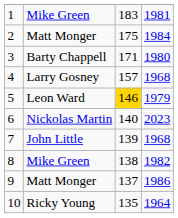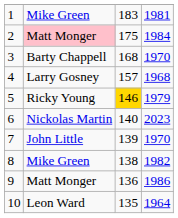(61, 35) no background -> (61, 35) pink background
(128, 56) 171 -> (128, 56) 168
(157, 56) 1980 -> (157, 56) 1970
(56, 98) Leon Ward -> (61, 98) Ricky Young
(157, 139) 1968 -> (157, 139) 1970
(128, 181) 137 -> (128, 181) 136
(61, 202) Ricky Young -> (56, 202) Leon Ward
